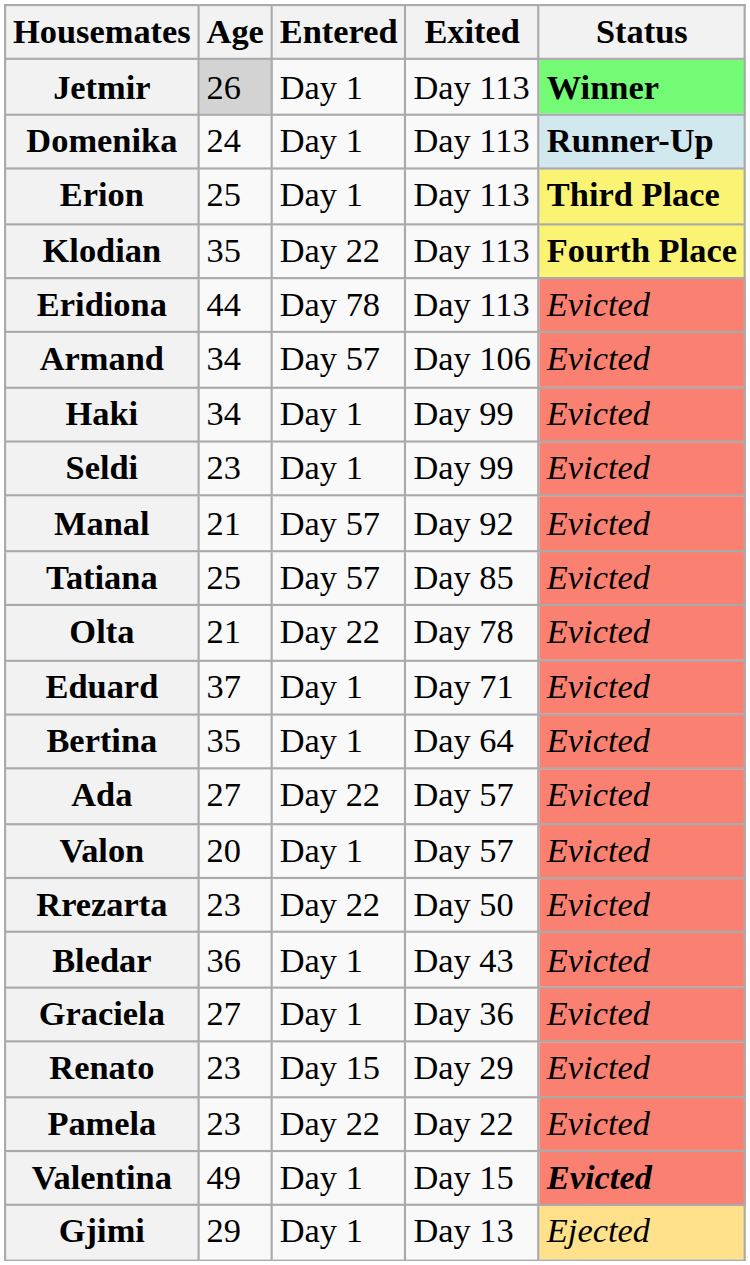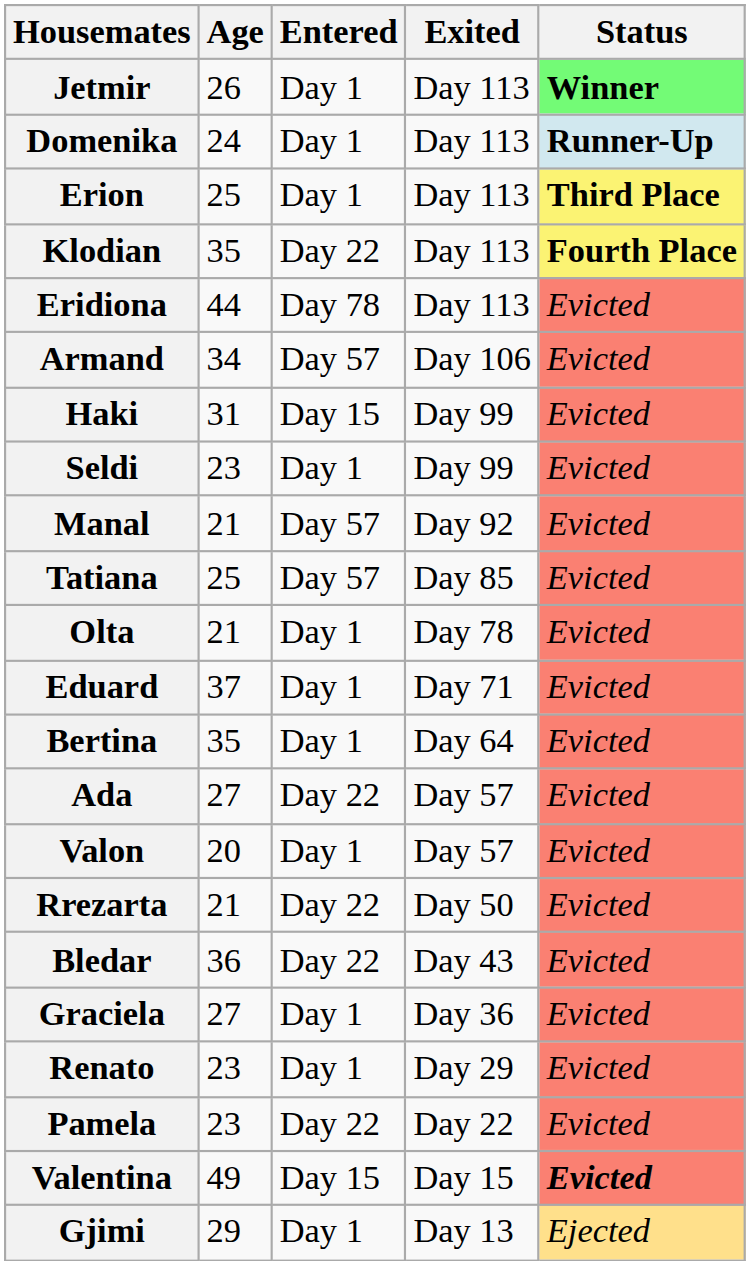(224, 86) lightgrey background -> (224, 86) no background
(224, 413) 34 -> (224, 413) 31
(321, 413) Day 1 -> (330, 413) Day 15
(330, 631) Day 22 -> (321, 631) Day 1
(224, 904) 23 -> (224, 904) 21
(321, 959) Day 1 -> (330, 959) Day 22
(330, 1068) Day 15 -> (321, 1068) Day 1
(321, 1177) Day 1 -> (330, 1177) Day 15
